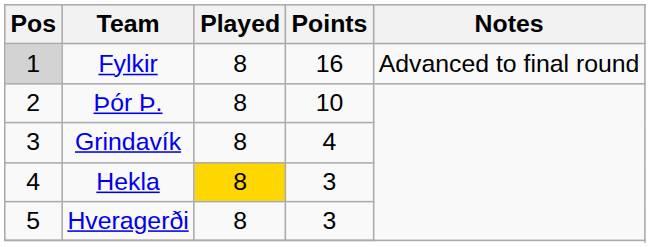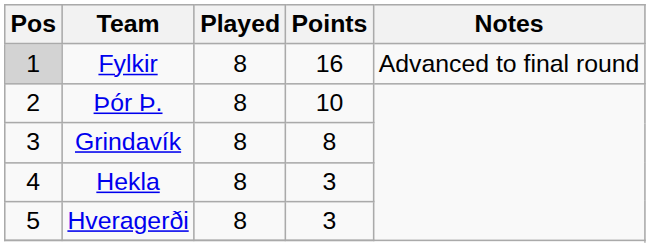(329, 142) 4 -> (329, 142) 8
(240, 181) gold background -> (240, 181) no background
